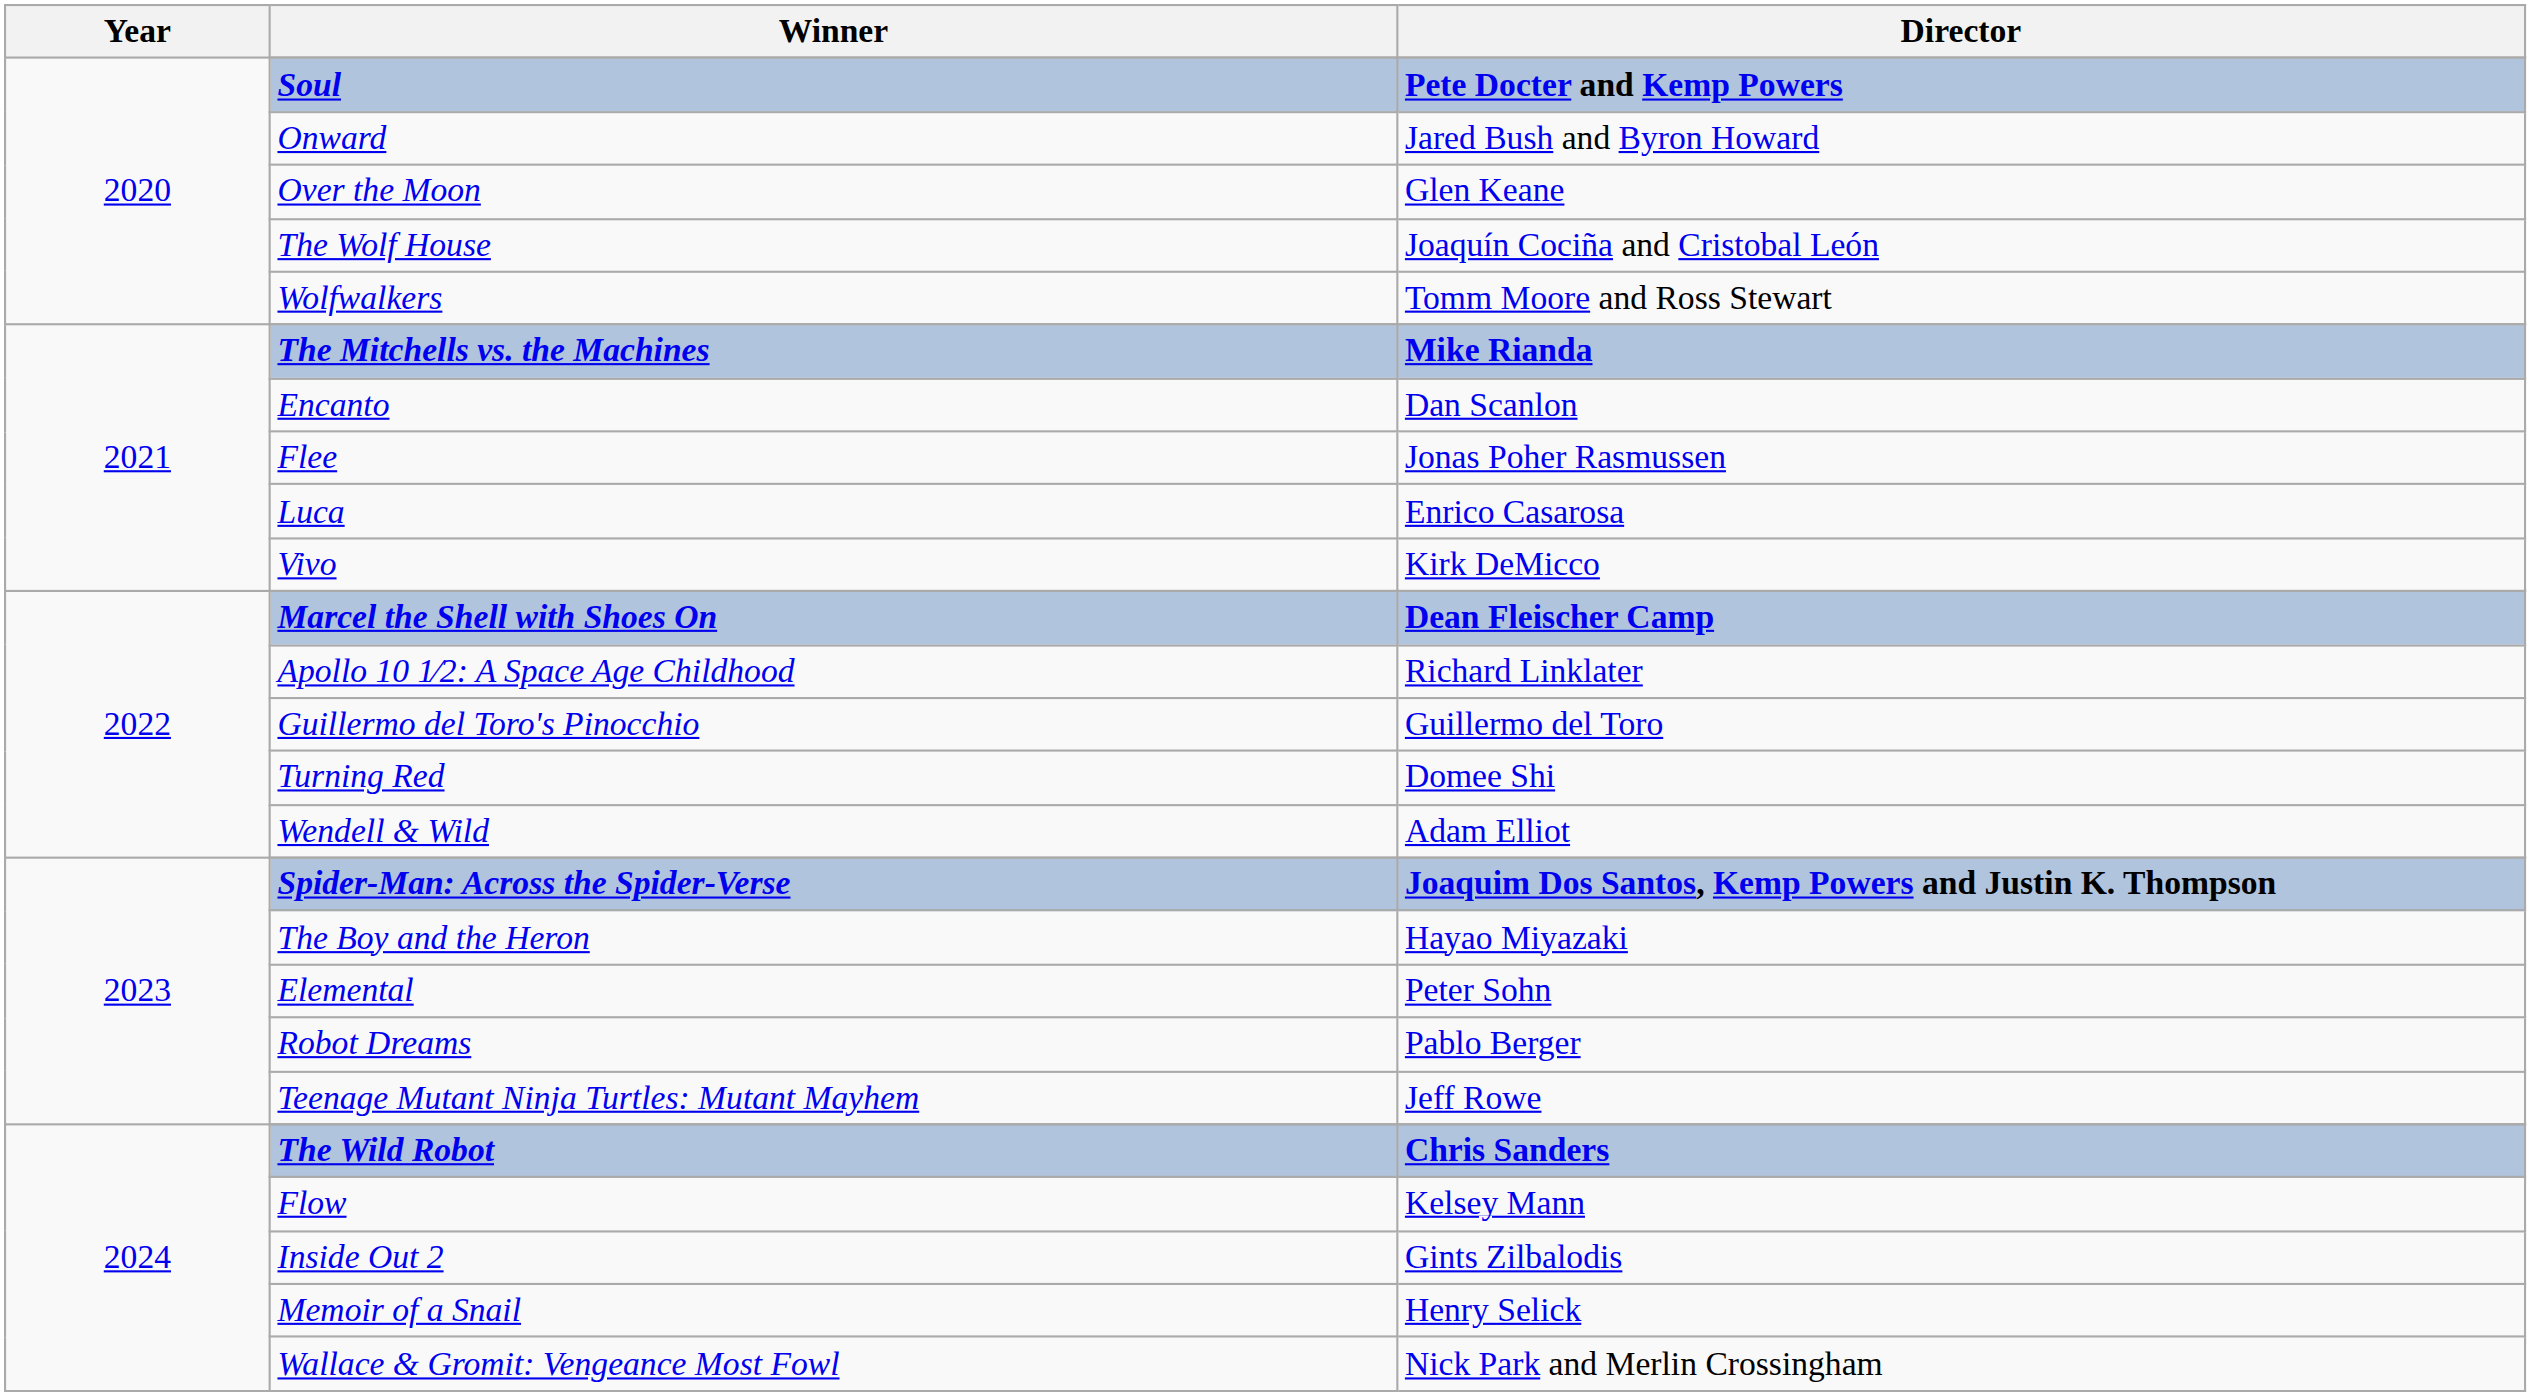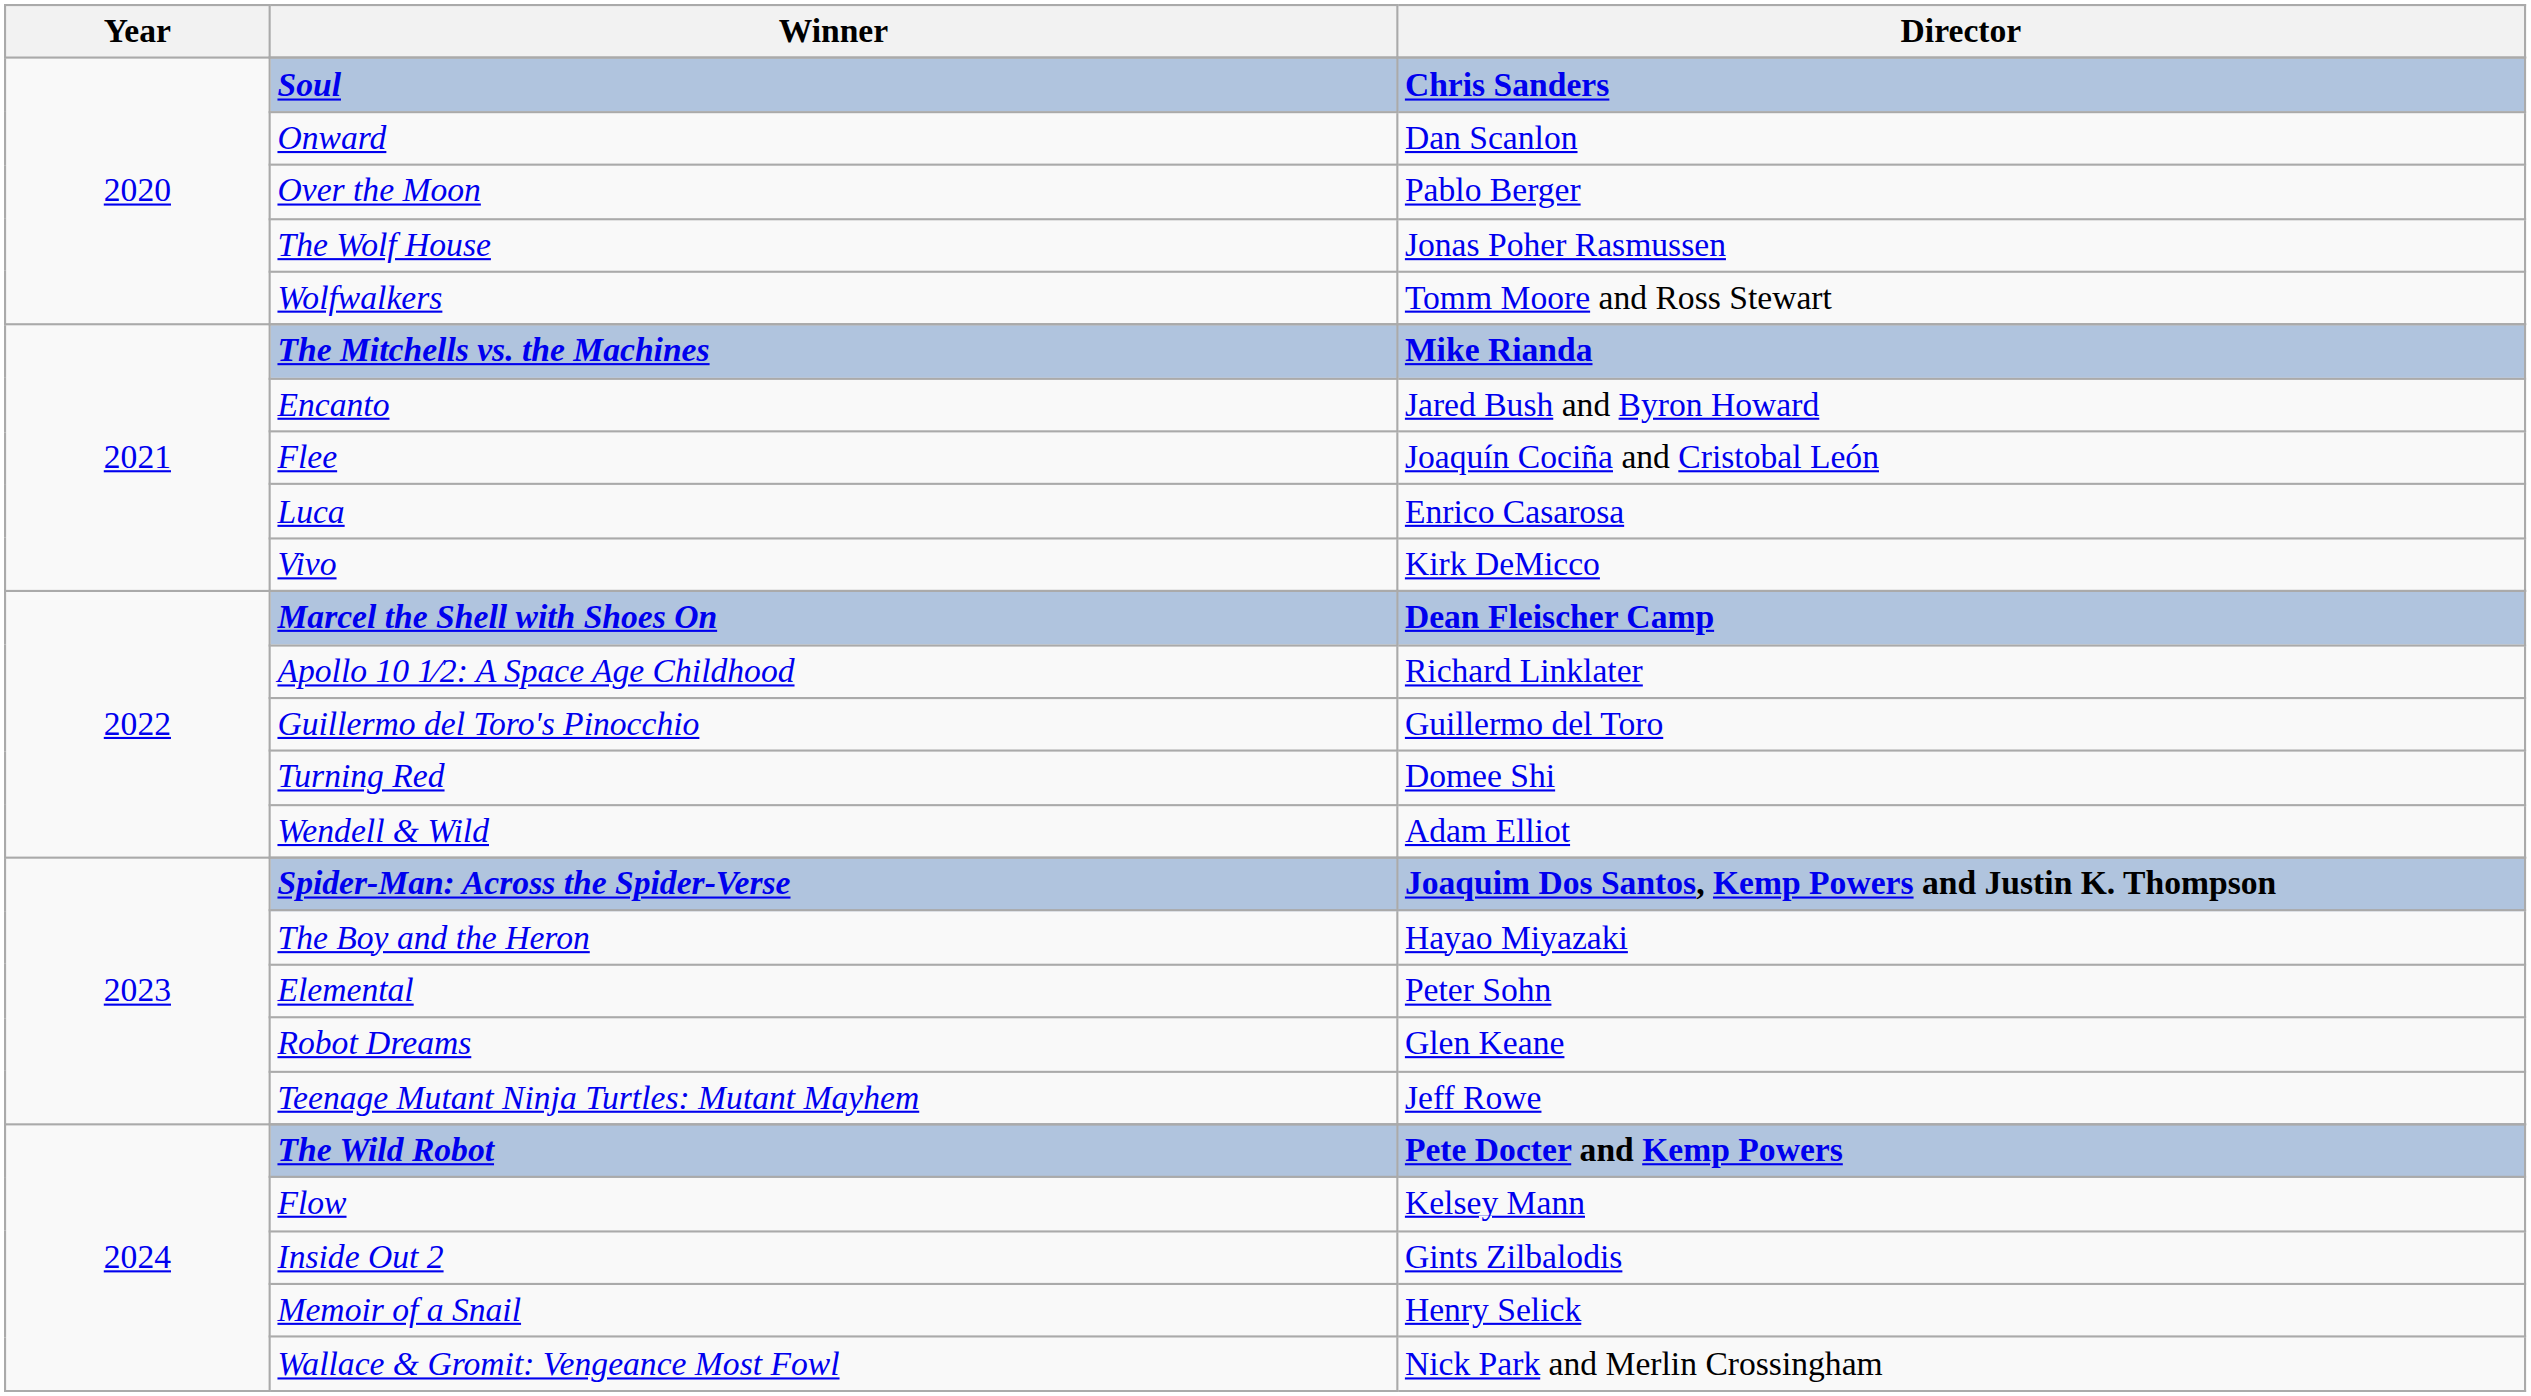(1624, 84) Pete Docter and Kemp Powers -> (1507, 84) Chris Sanders
(1612, 137) Jared Bush and Byron Howard -> (1491, 137) Dan Scanlon
(1485, 191) Glen Keane -> (1493, 191) Pablo Berger
(1642, 244) Joaquín Cociña and Cristobal León -> (1565, 244) Jonas Poher Rasmussen
(1491, 404) Dan Scanlon -> (1612, 404) Jared Bush and Byron Howard
(1565, 457) Jonas Poher Rasmussen -> (1642, 457) Joaquín Cociña and Cristobal León
(1493, 1043) Pablo Berger -> (1485, 1043) Glen Keane
(1507, 1150) Chris Sanders -> (1624, 1150) Pete Docter and Kemp Powers
